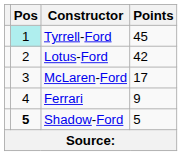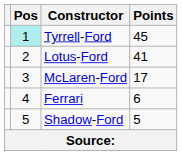(141, 57) 42 -> (141, 57) 41
(137, 99) 9 -> (137, 99) 6
(26, 120) bold -> (26, 120) normal
